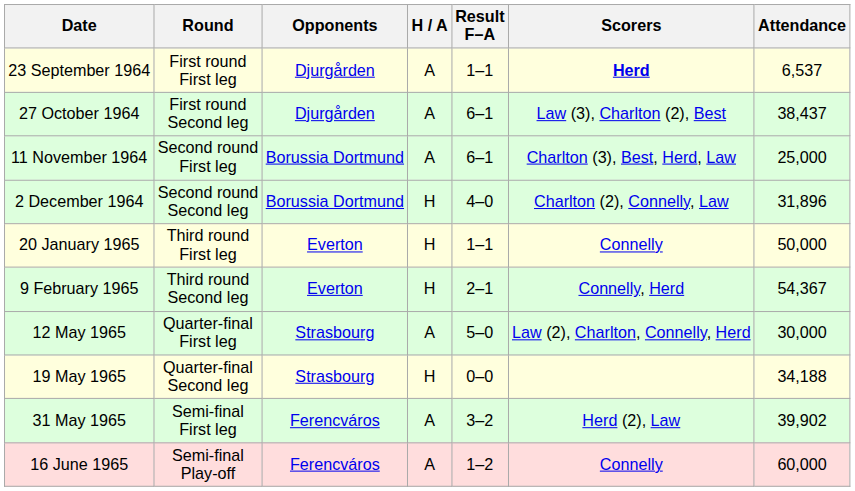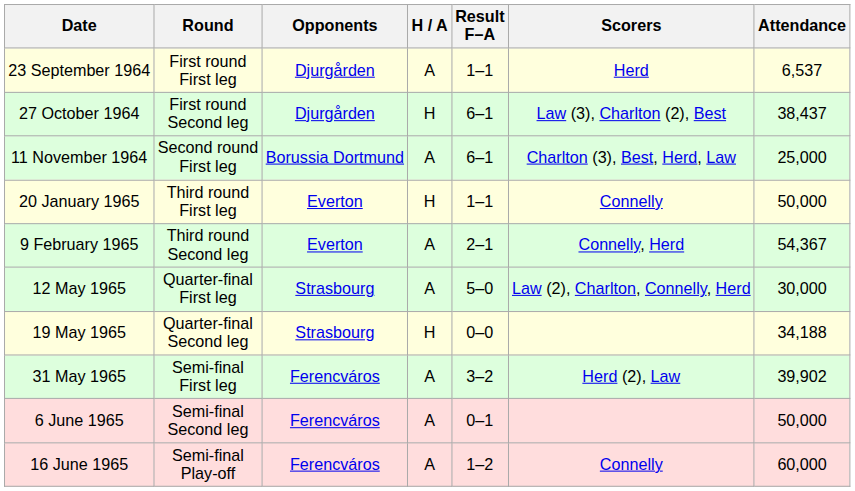(631, 70) bold -> (631, 70) normal
(430, 114) A -> (430, 114) H
- row: (79, 201)
(430, 289) H -> (430, 245) A
+ row: (79, 420)
